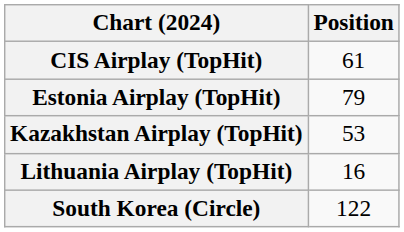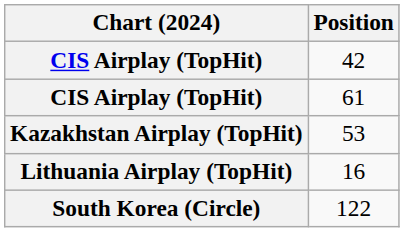+ row: (354, 60)
- row: (354, 97)
